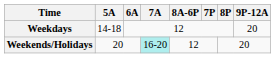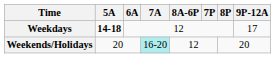(109, 28) normal -> (109, 28) bold
(252, 28) 20 -> (252, 28) 17
